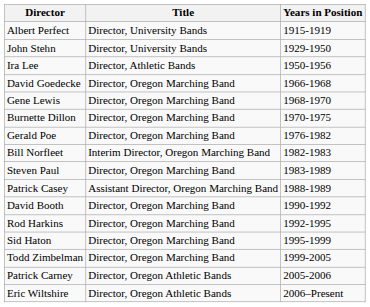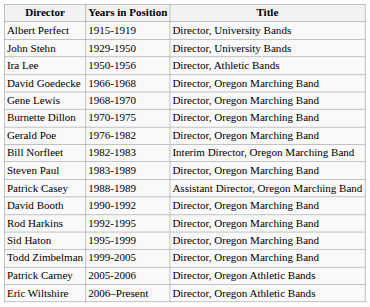columns swapped: (183, 13) <-> (323, 13)
